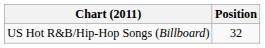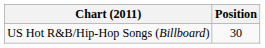(236, 33) 32 -> (236, 33) 30
